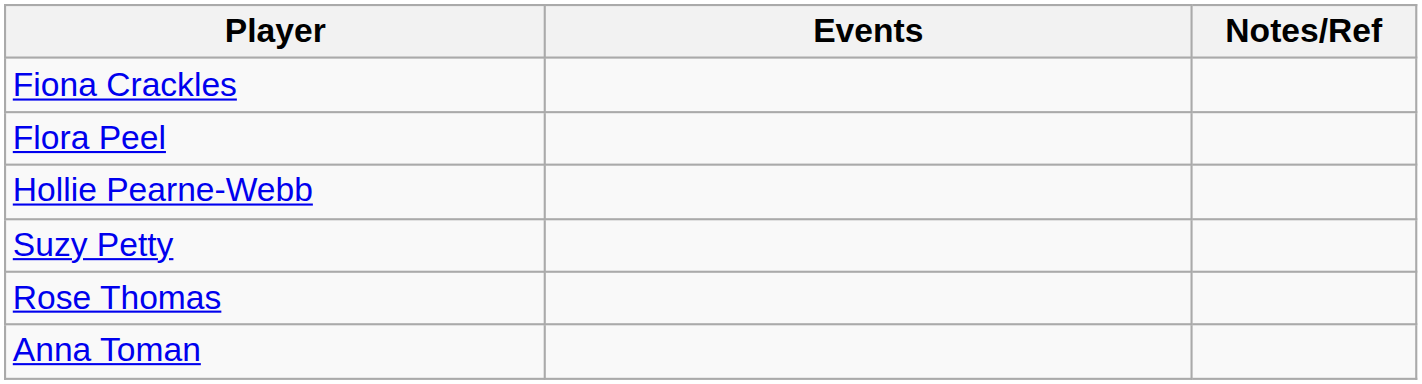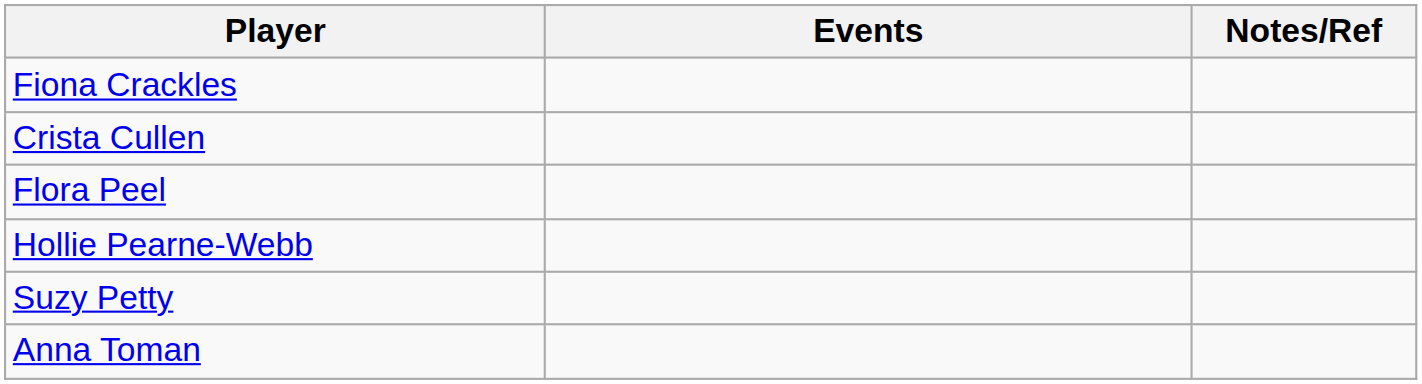+ row: (109, 137)
- row: (117, 297)
